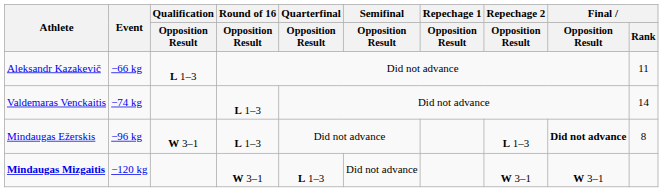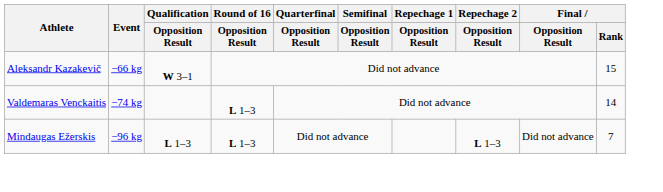(183, 77) L 1–3 -> (178, 77) W 3–1
(643, 69) 11 -> (611, 69) 15
(183, 144) W 3–1 -> (178, 144) L 1–3
(588, 136) bold -> (558, 136) normal
(643, 136) 8 -> (611, 136) 7
- row: (56, 170)
